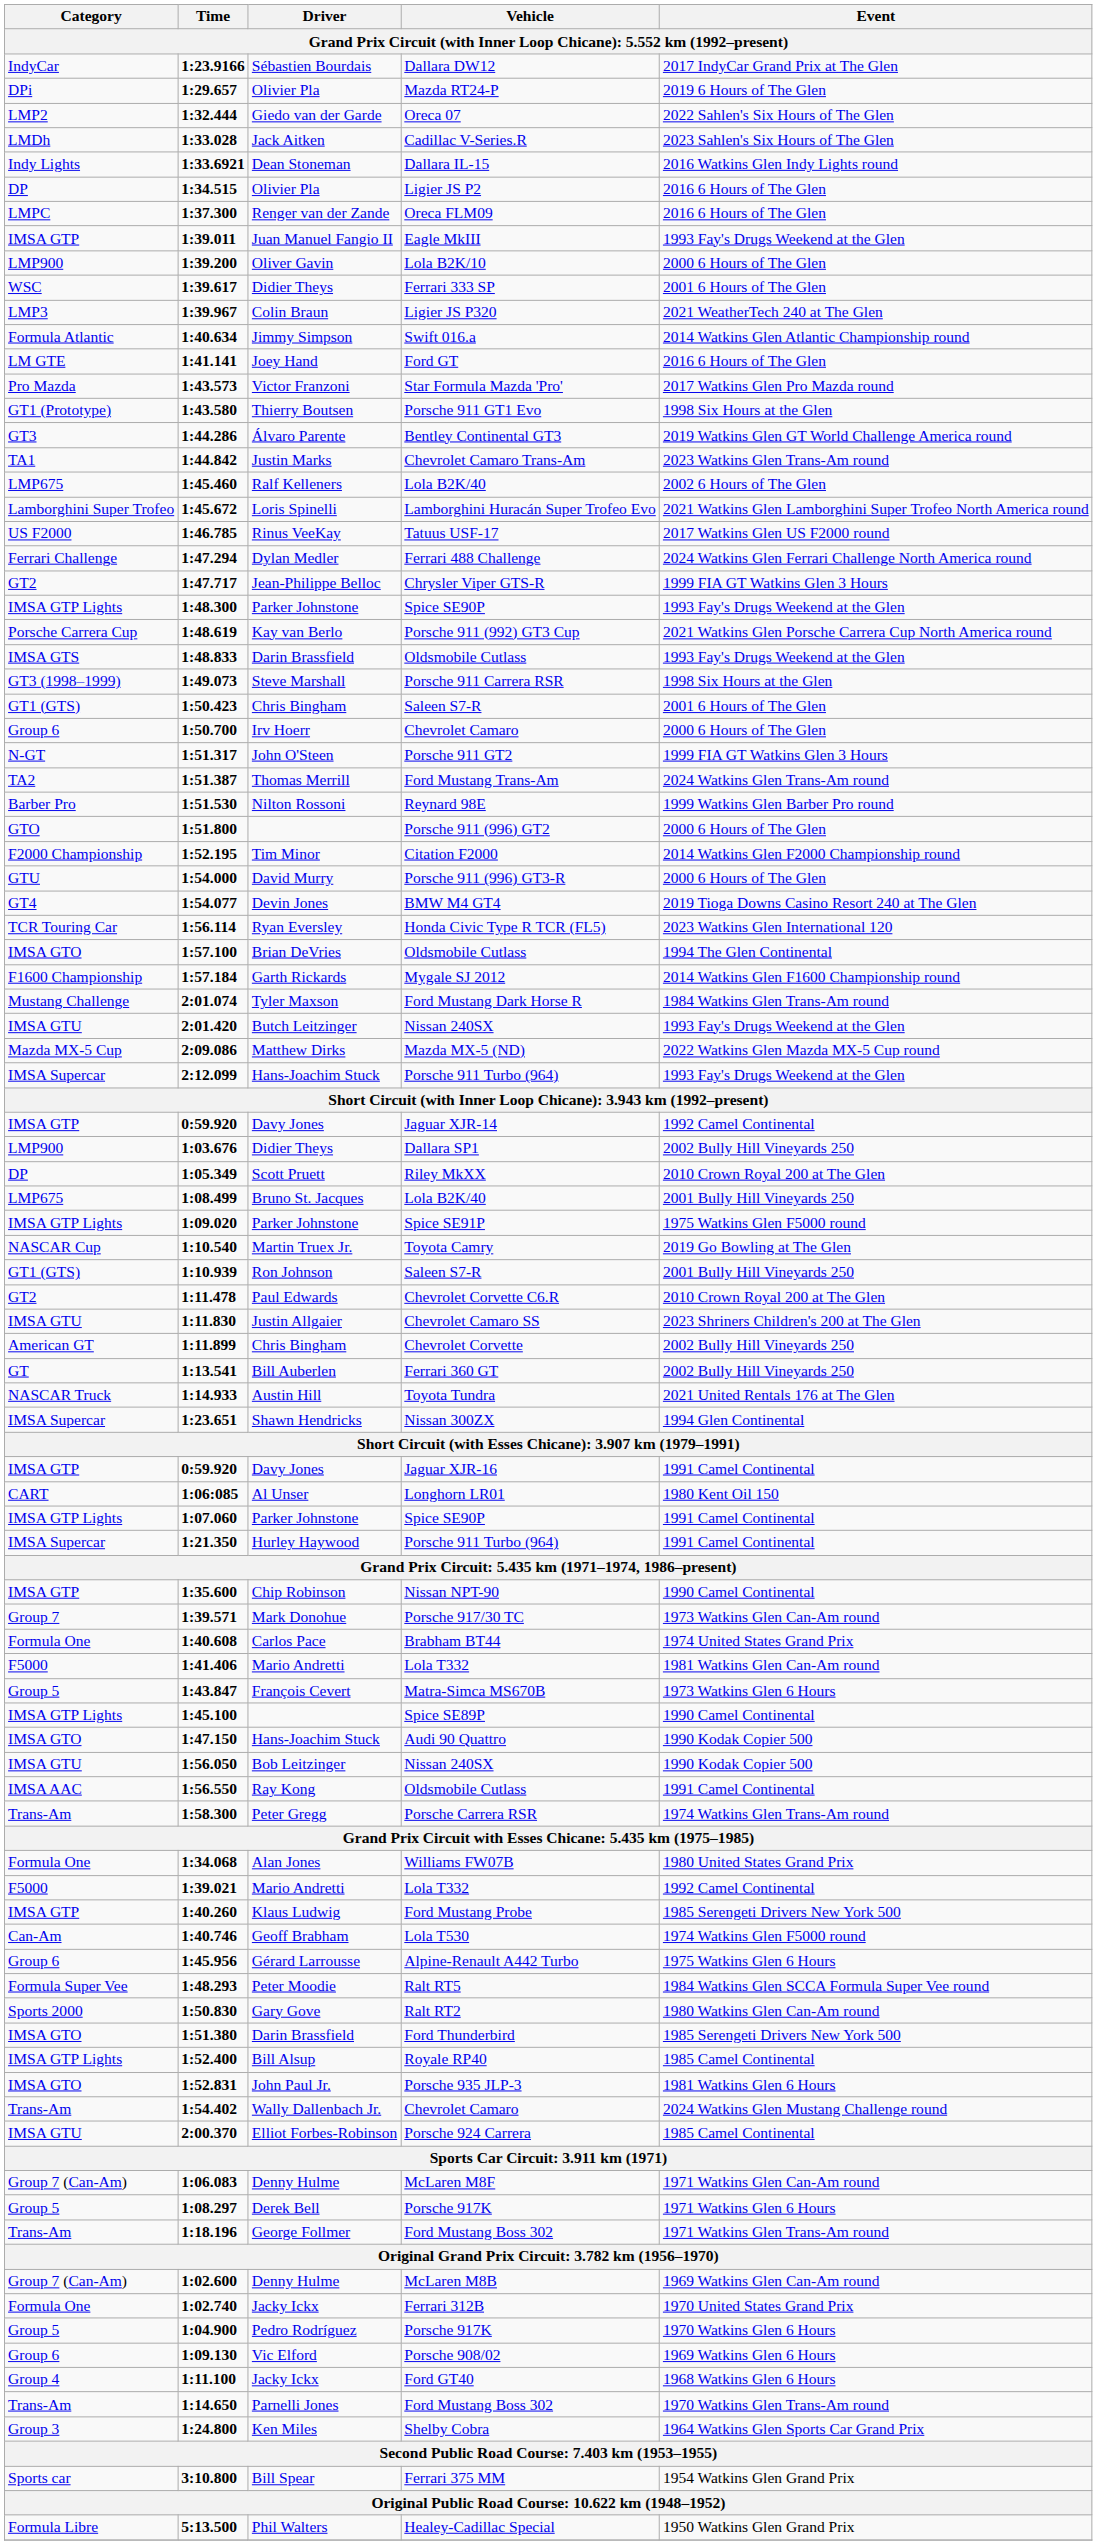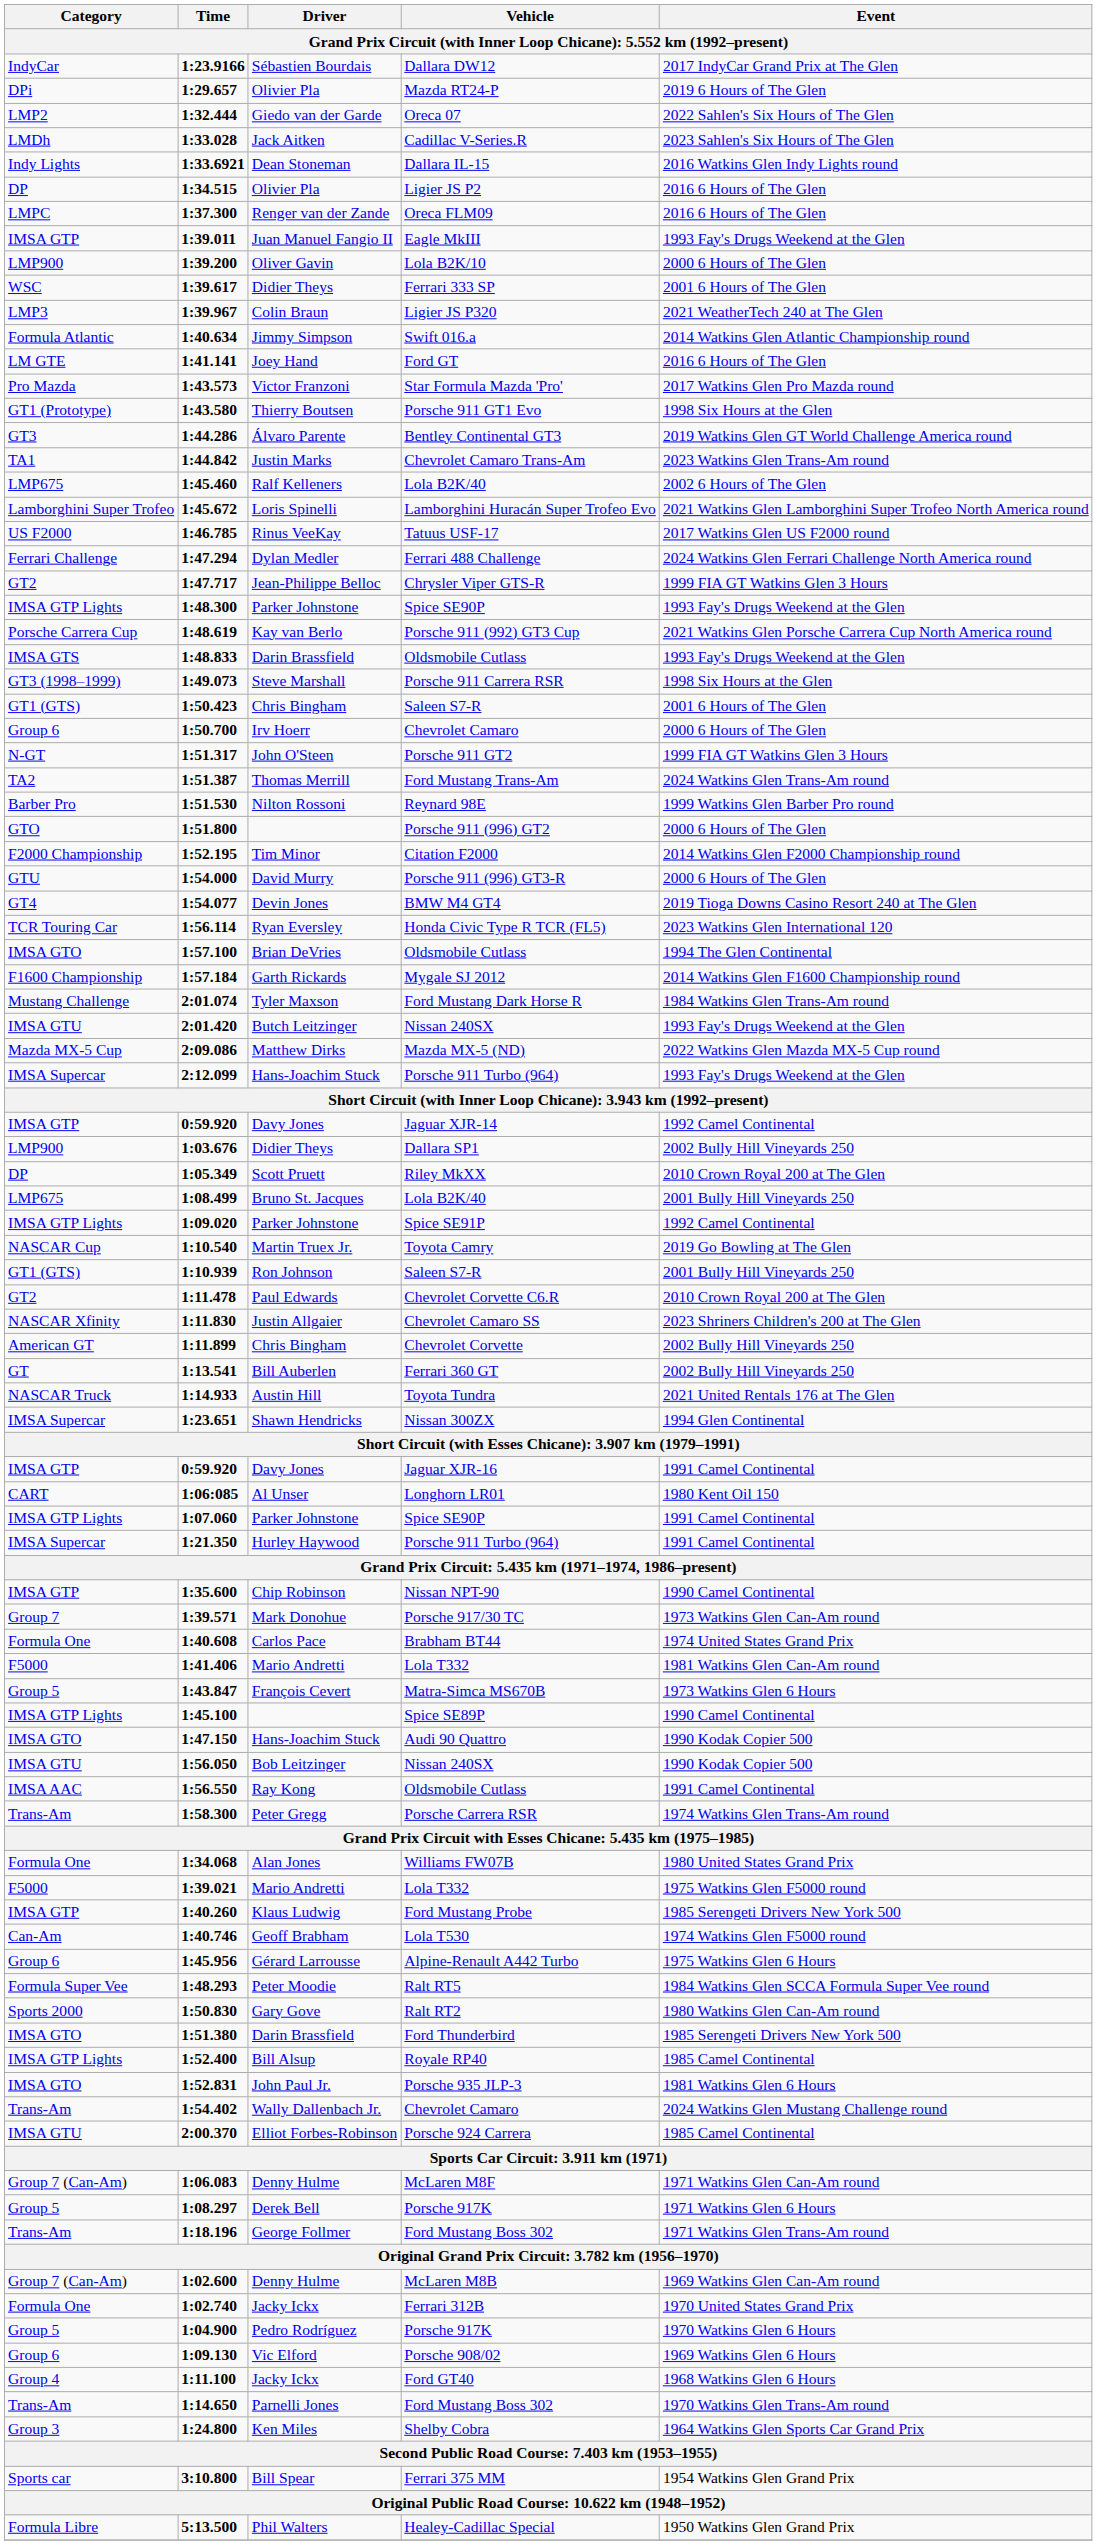(764, 1222) 1975 Watkins Glen F5000 round -> (739, 1222) 1992 Camel Continental
(45, 1321) IMSA GTU -> (64, 1321) NASCAR Xfinity
(739, 1887) 1992 Camel Continental -> (764, 1887) 1975 Watkins Glen F5000 round
